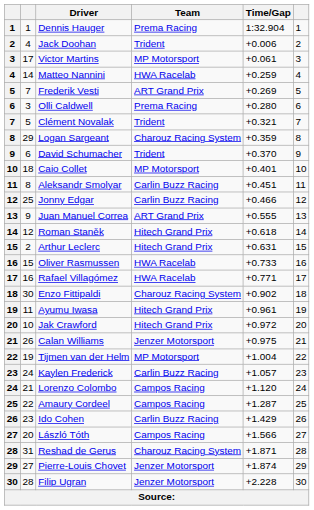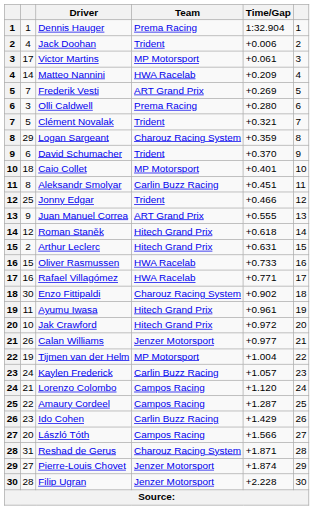(261, 74) +0.259 -> (261, 74) +0.209
(176, 200) Carlin Buzz Racing -> (149, 200) Trident
(261, 340) +0.975 -> (261, 340) +0.977
